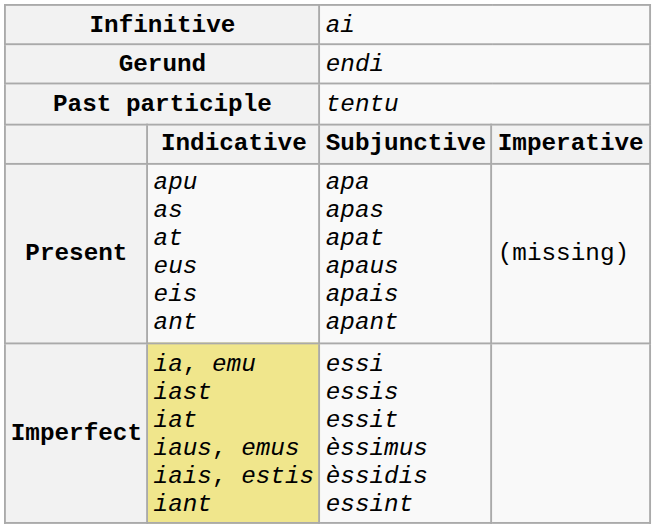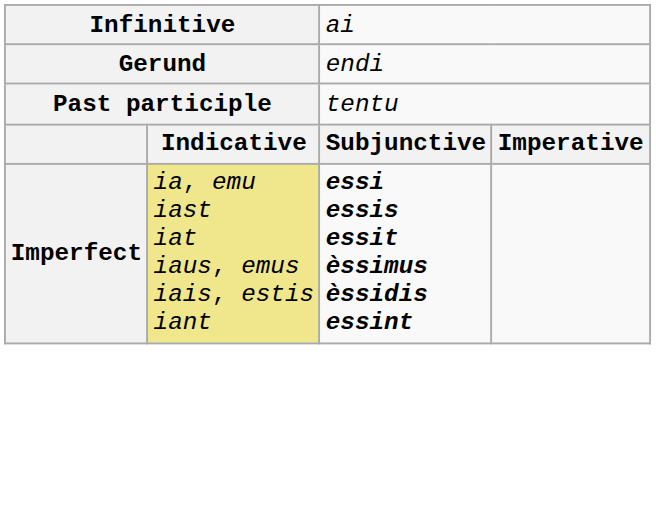- row: (76, 253)
(377, 433) normal -> (377, 253) bold
